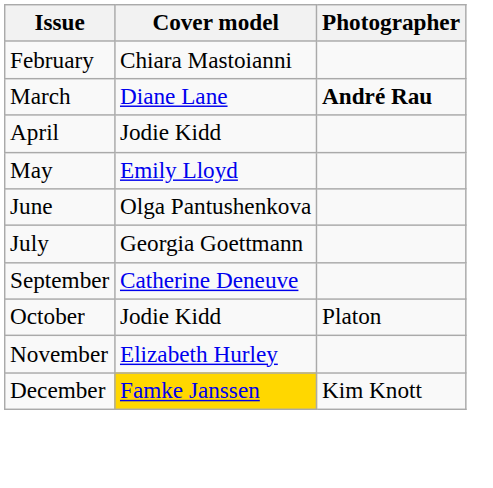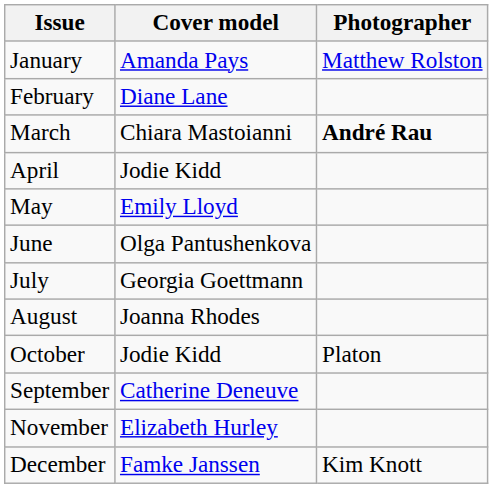+ row: (46, 59)
(206, 59) Chiara Mastoianni -> (174, 96) Diane Lane
(174, 96) Diane Lane -> (206, 133) Chiara Mastoianni
+ row: (44, 317)
rows swapped: (60, 280) <-> (47, 317)
(190, 390) gold background -> (190, 464) no background
